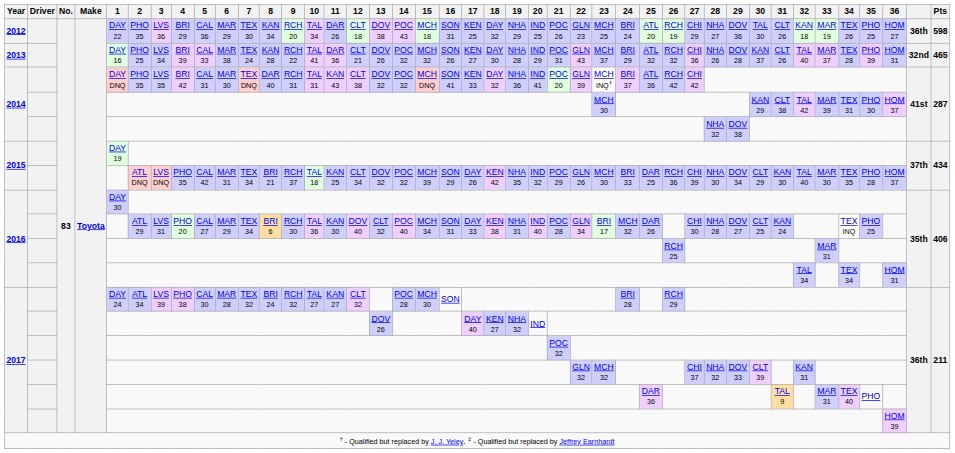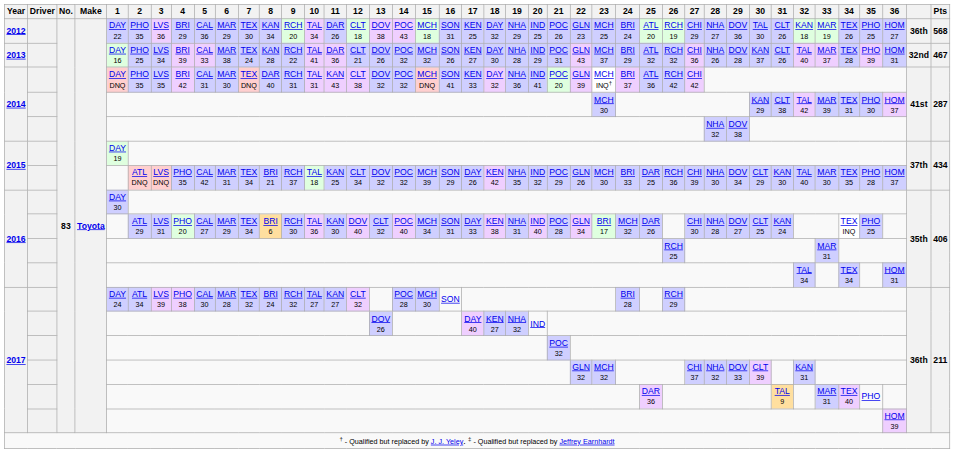(940, 31) 598 -> (940, 31) 568
(940, 55) 465 -> (940, 55) 467
